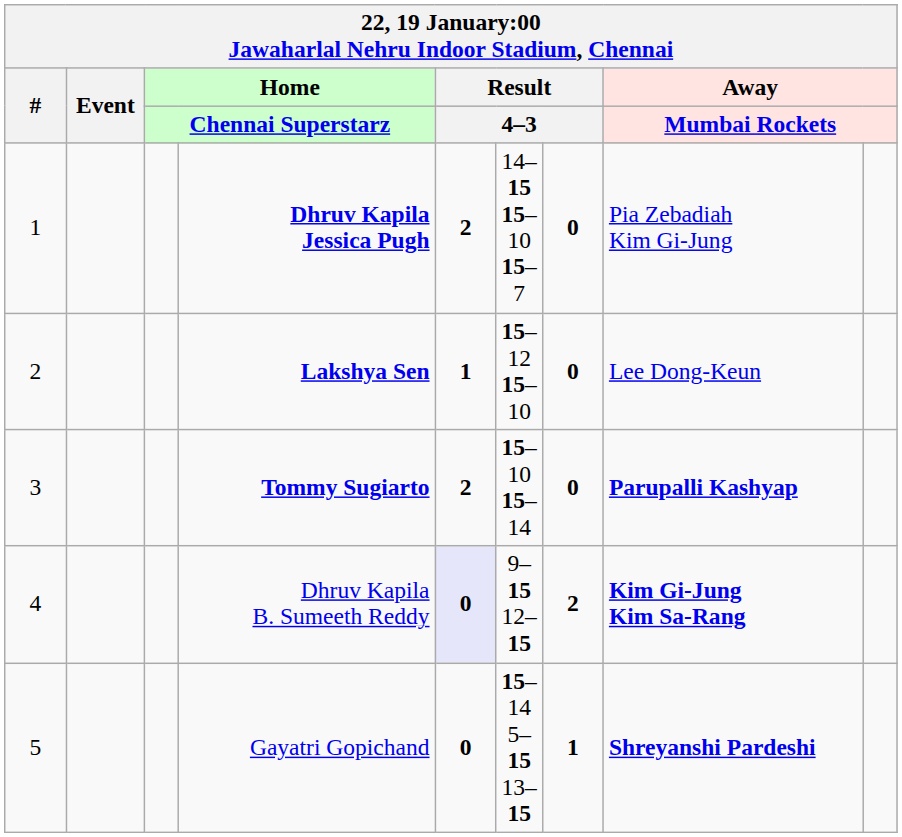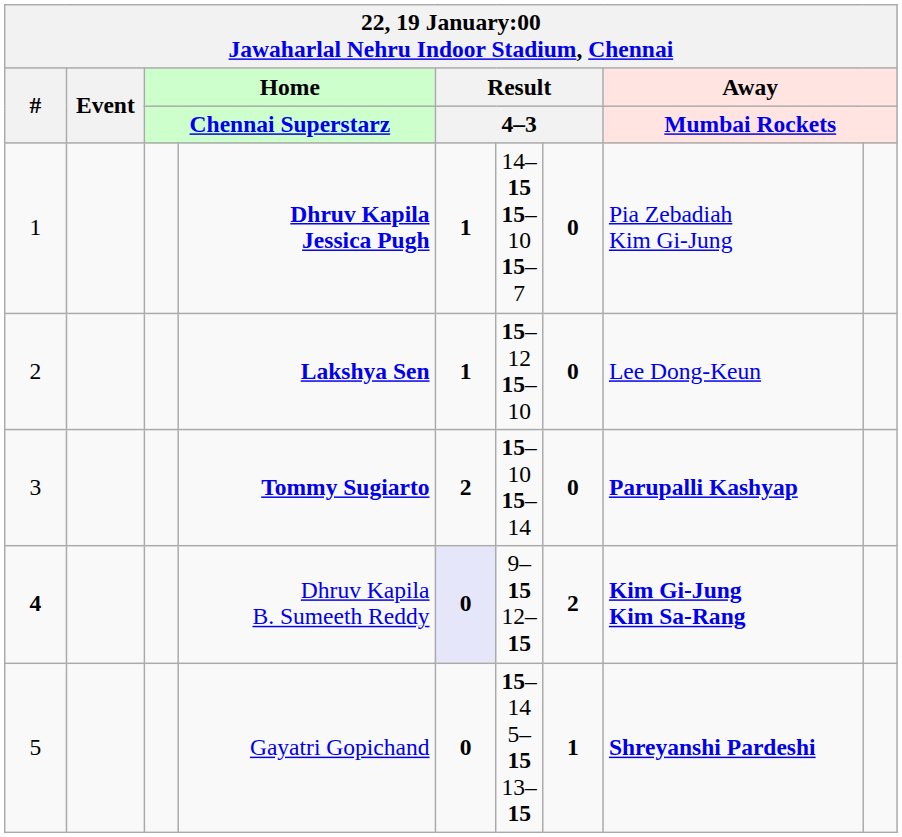(466, 227) 2 -> (466, 227) 1
(35, 604) normal -> (35, 604) bold
